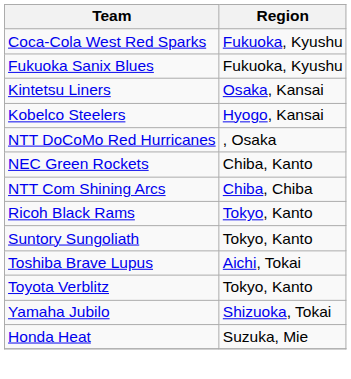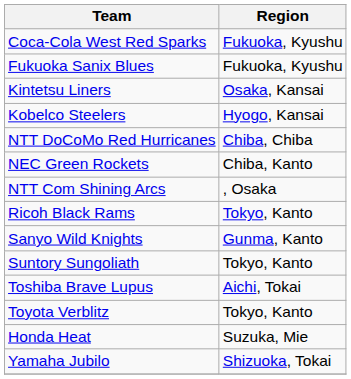(250, 139) , Osaka -> (268, 139) Chiba, Chiba
(268, 189) Chiba, Chiba -> (250, 189) , Osaka
+ row: (75, 238)
rows swapped: (49, 336) <-> (59, 312)
